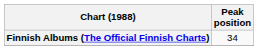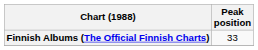(232, 38) 34 -> (232, 38) 33
